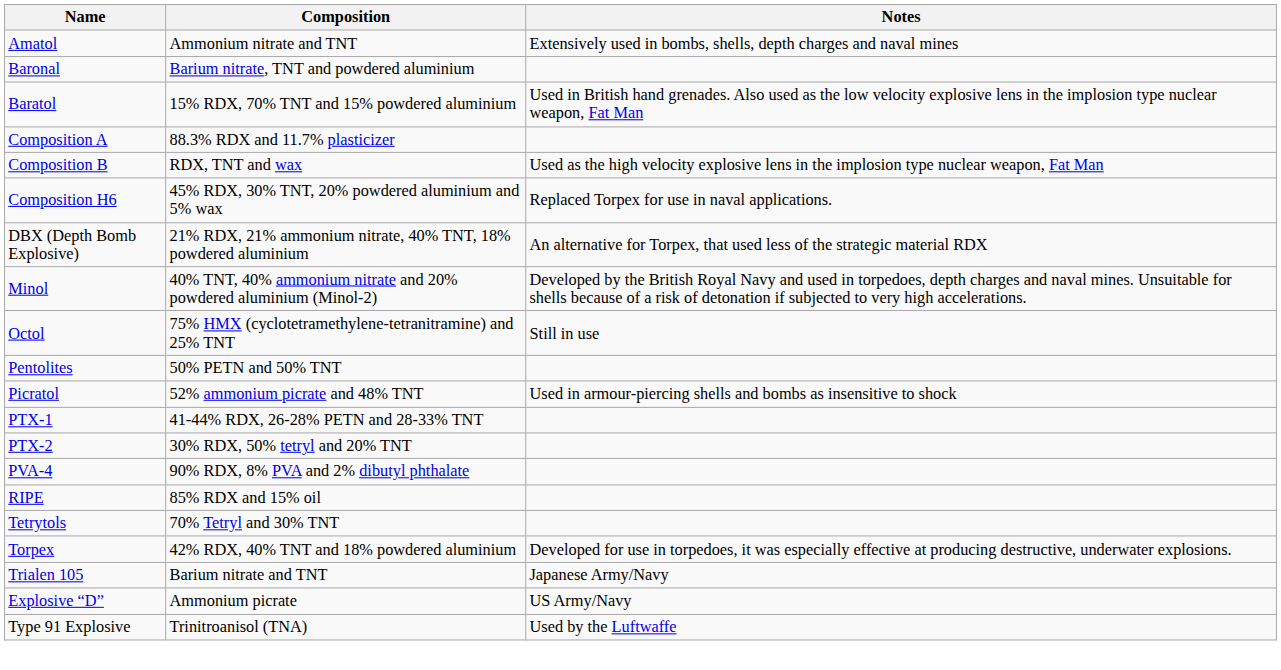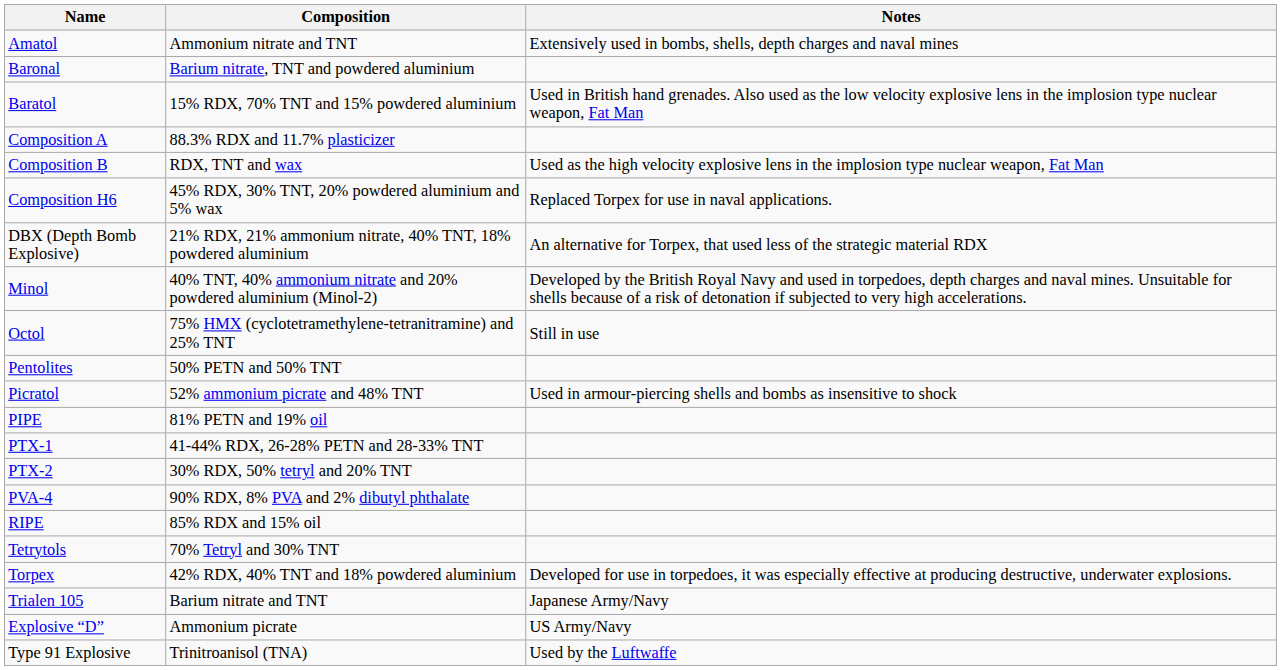+ row: (25, 419)
